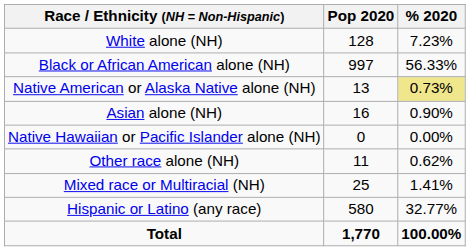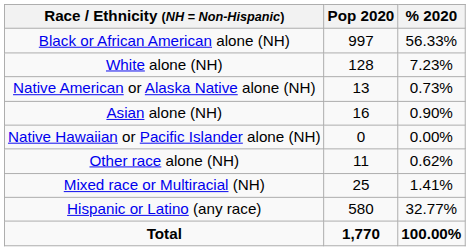rows swapped: (164, 40) <-> (164, 64)
(431, 88) khaki background -> (431, 88) no background
